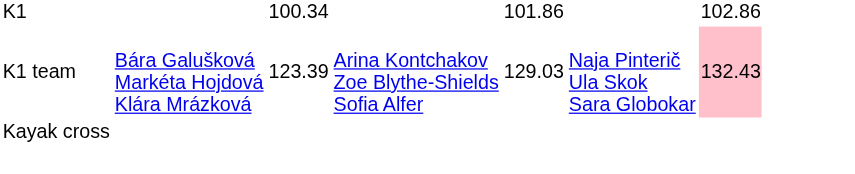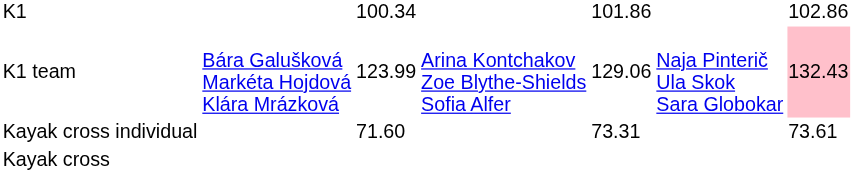(299, 71) 123.39 -> (386, 71) 123.99
(534, 71) 129.03 -> (621, 71) 129.06
+ row: (100, 132)
